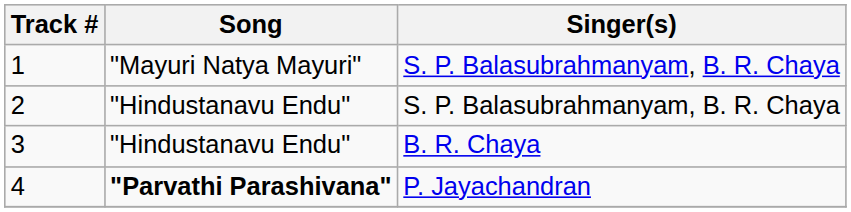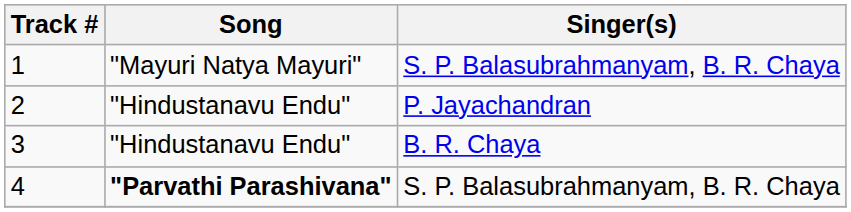(622, 105) S. P. Balasubrahmanyam, B. R. Chaya -> (497, 105) P. Jayachandran
(497, 186) P. Jayachandran -> (622, 186) S. P. Balasubrahmanyam, B. R. Chaya
